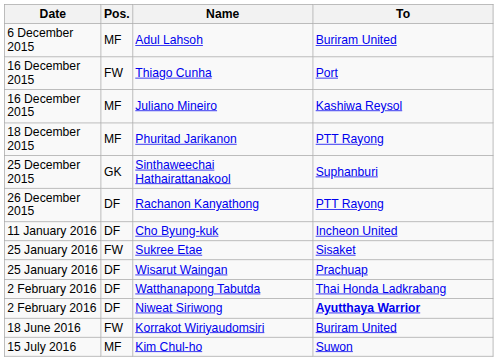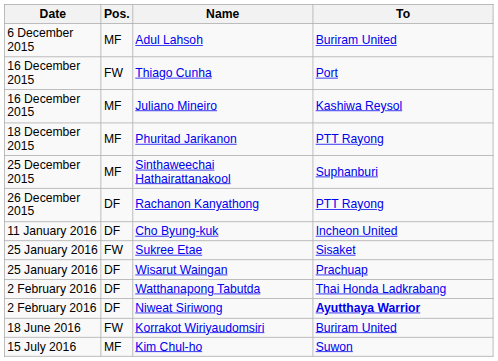(113, 172) GK -> (113, 172) MF
